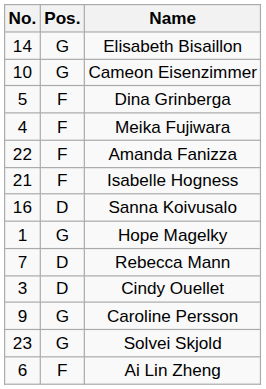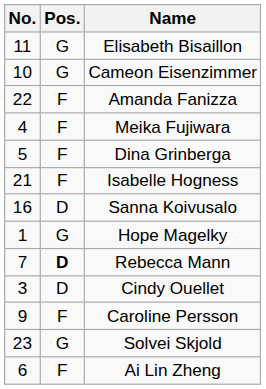(22, 46) 14 -> (22, 46) 11
rows swapped: (173, 154) <-> (173, 100)
(62, 262) normal -> (62, 262) bold
(62, 316) G -> (62, 316) F
